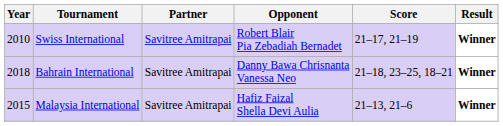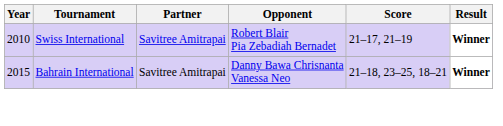(19, 72) 2018 -> (19, 72) 2015
- row: (87, 105)
